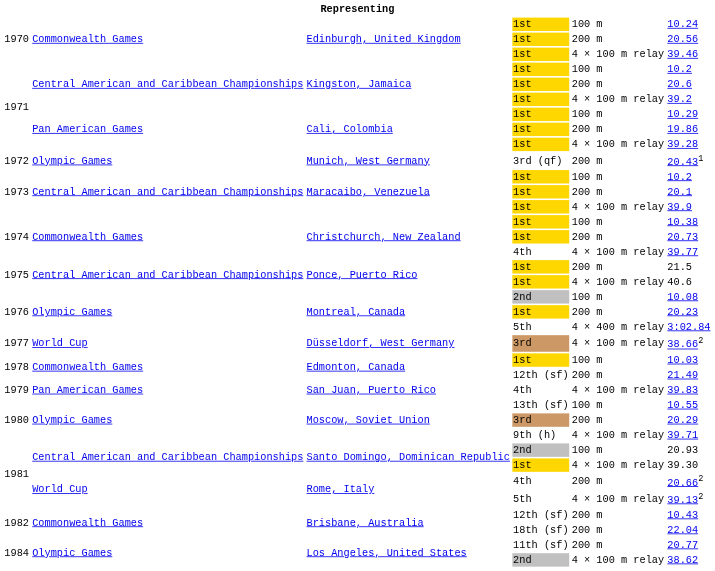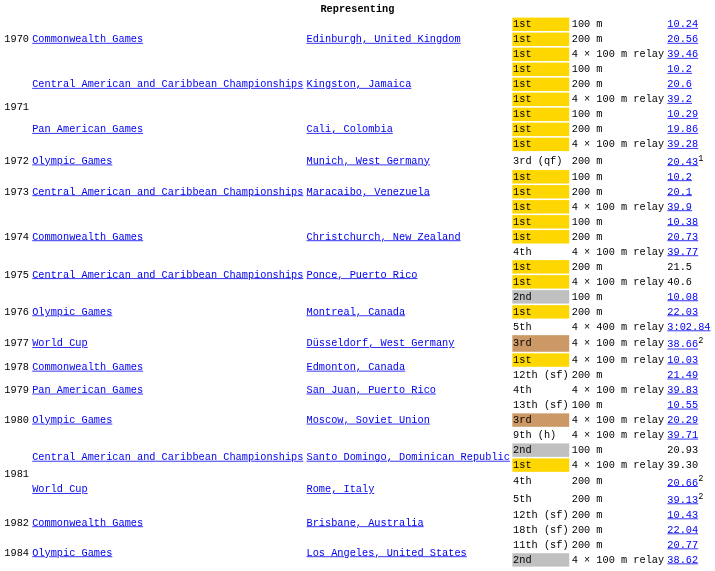(683, 312) 20.23 -> (683, 312) 22.03
(587, 360) 100 m -> (618, 360) 4 × 100 m relay
(587, 420) 200 m -> (618, 420) 4 × 100 m relay
(618, 499) 4 × 100 m relay -> (587, 499) 200 m
